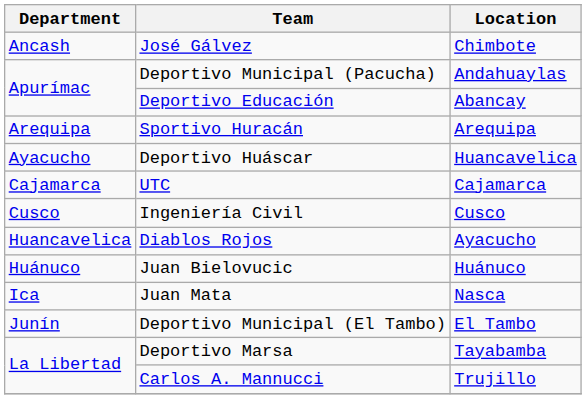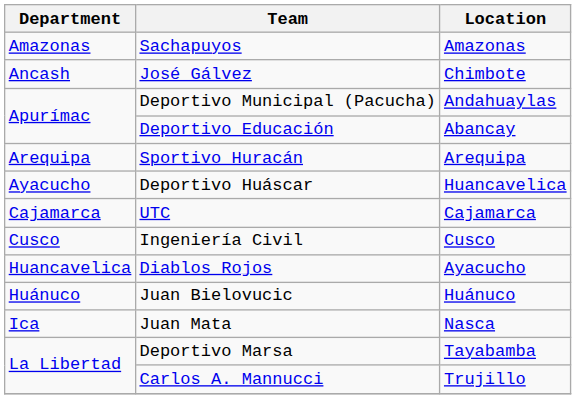+ row: (191, 46)
- row: (293, 324)
